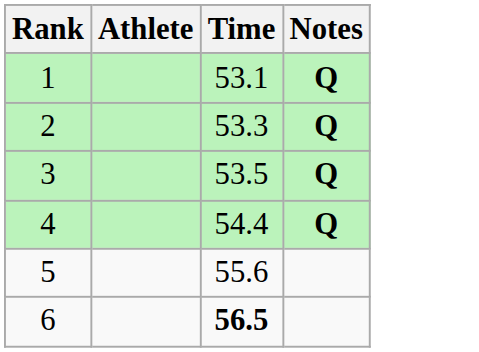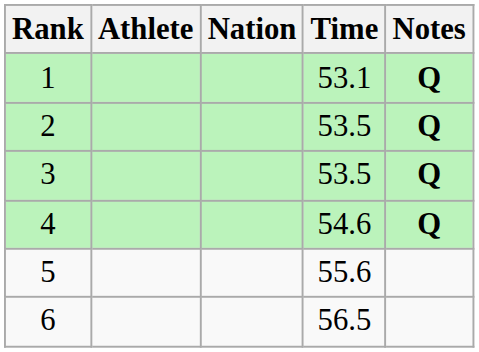+ column: (252, 28)
(241, 126) 53.3 -> (344, 126) 53.5
(241, 223) 54.4 -> (344, 223) 54.6
(241, 321) bold -> (344, 321) normal
